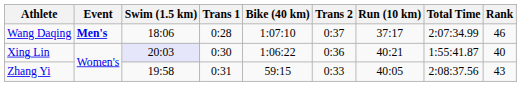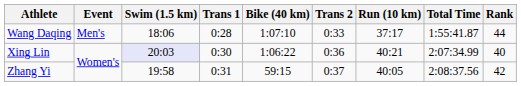(92, 33) bold -> (91, 33) normal
(334, 33) 0:37 -> (334, 33) 0:33
(454, 33) 2:07:34.99 -> (454, 33) 1:55:41.87
(500, 33) 46 -> (500, 33) 44
(454, 52) 1:55:41.87 -> (454, 52) 2:07:34.99
(334, 72) 0:33 -> (334, 72) 0:37
(500, 72) 43 -> (500, 72) 42
